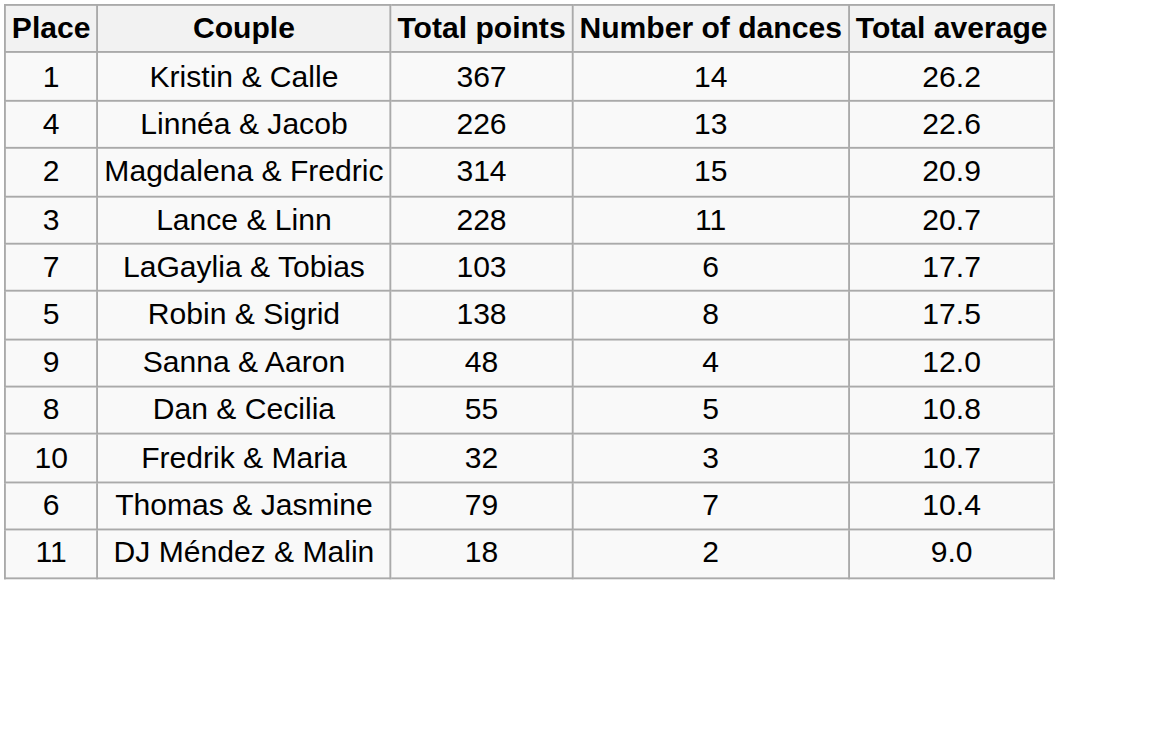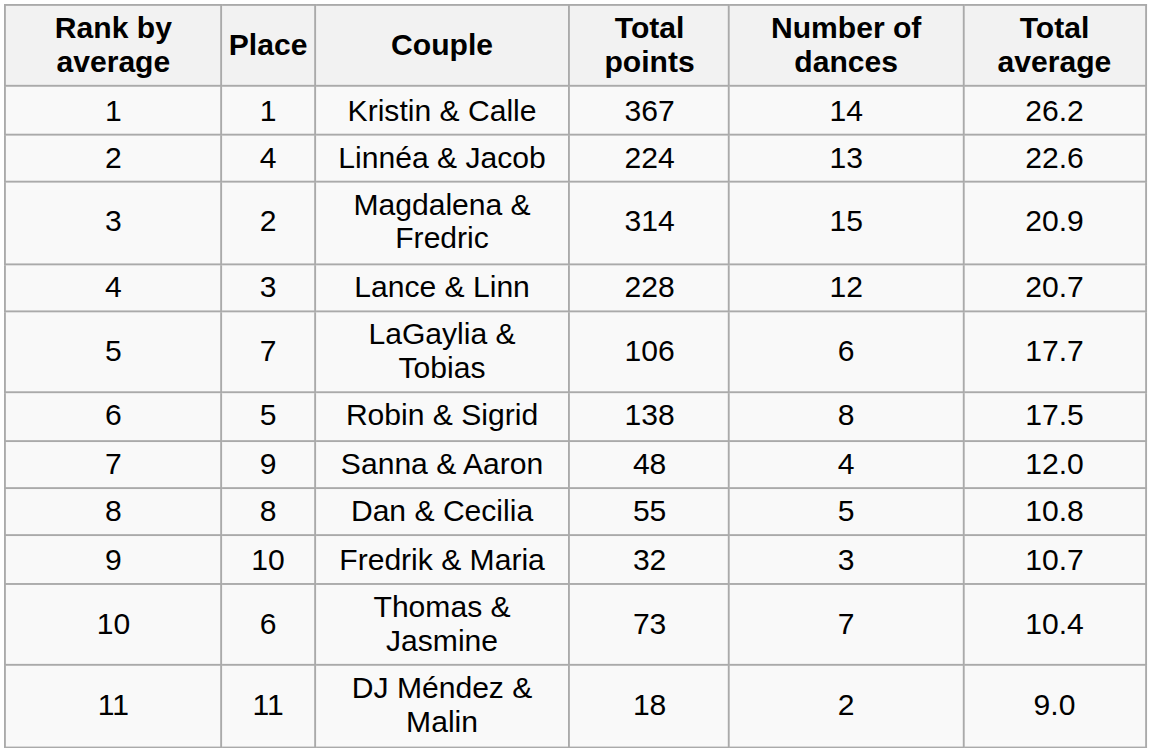+ column: (113, 45)
(482, 123) 226 -> (650, 157) 224
(711, 219) 11 -> (846, 286) 12
(482, 266) 103 -> (650, 351) 106
(482, 505) 79 -> (650, 623) 73
